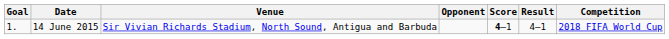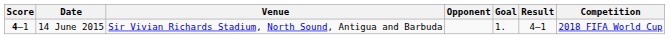columns swapped: (17, 12) <-> (503, 12)
